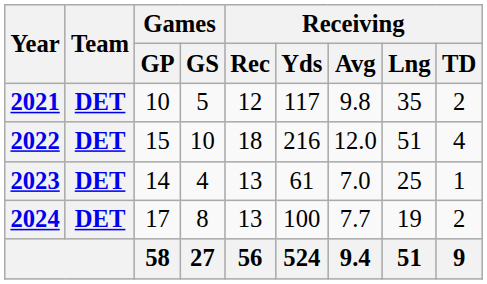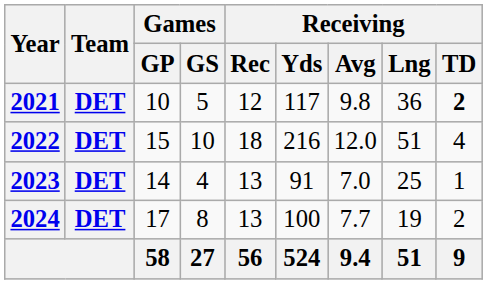(409, 102) 35 -> (409, 102) 36
(459, 102) normal -> (459, 102) bold
(302, 180) 61 -> (302, 180) 91
